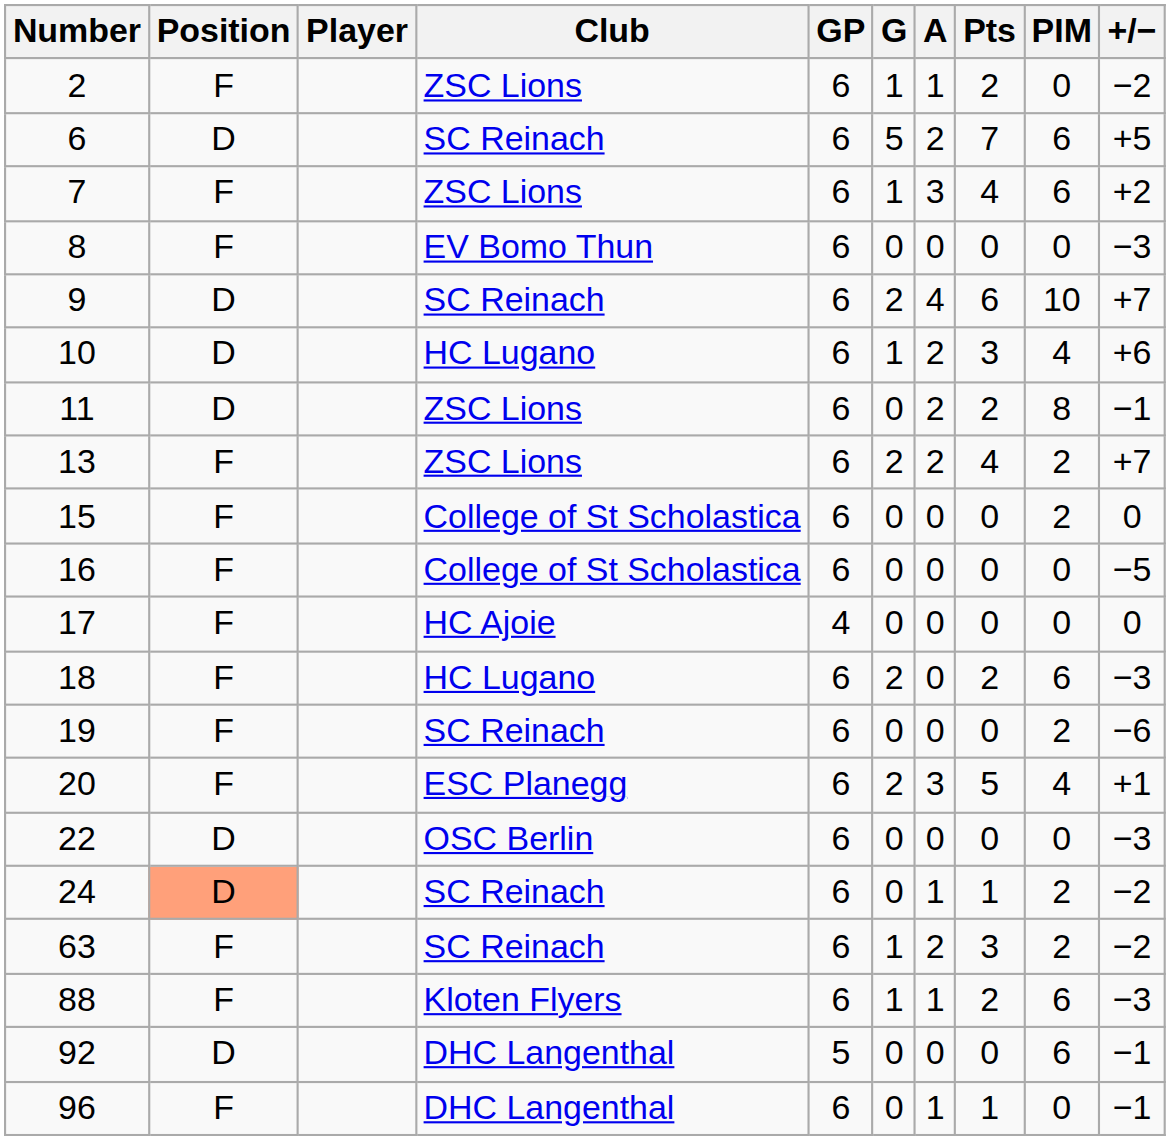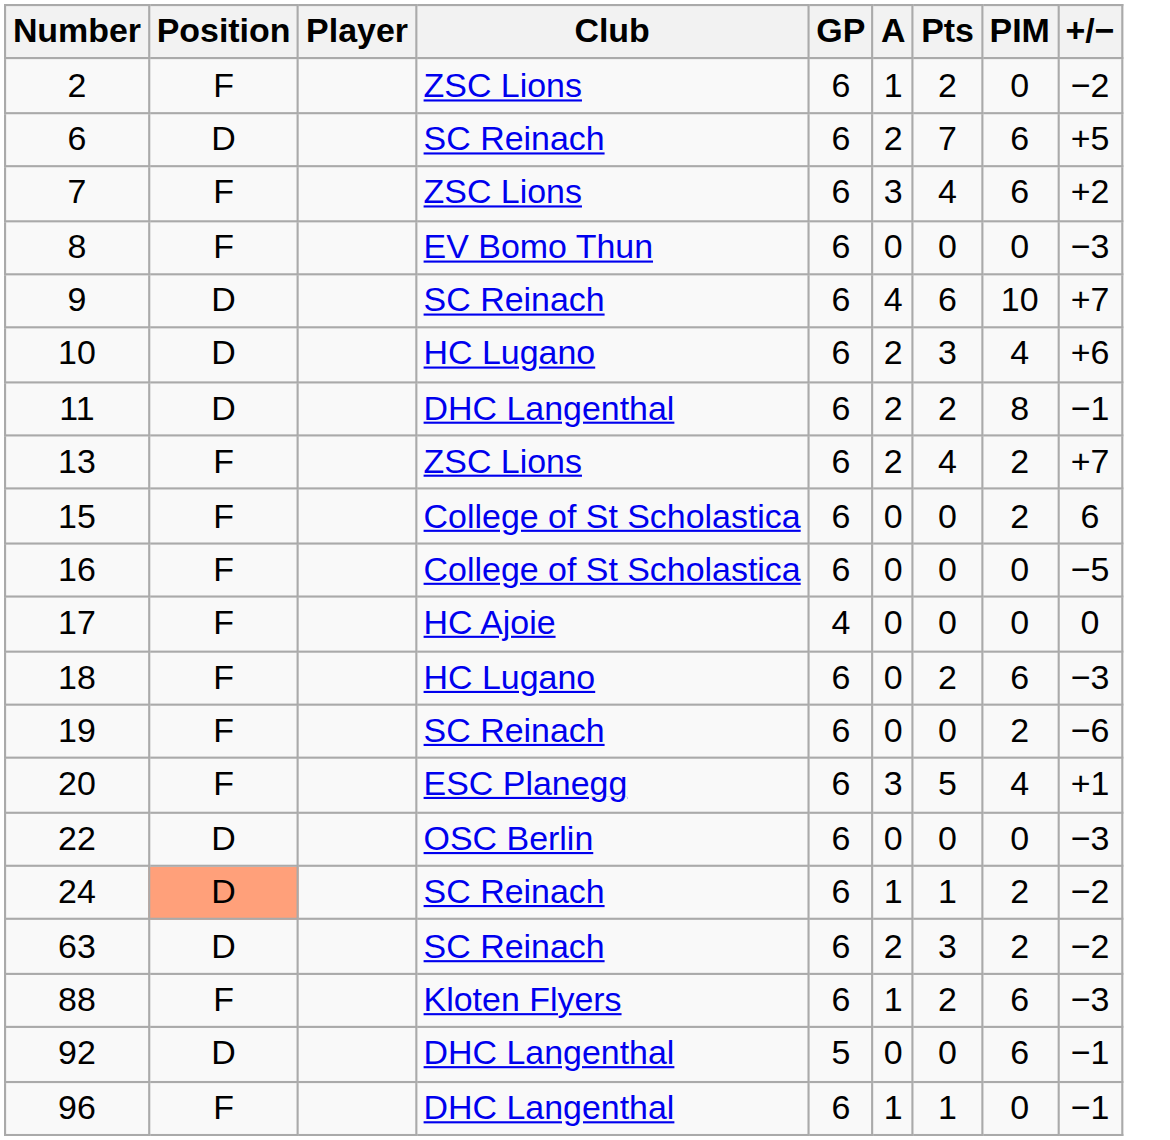- column: (894, 31)
(503, 407) ZSC Lions -> (549, 407) DHC Langenthal
(1132, 515) 0 -> (1090, 515) 6
(224, 945) F -> (224, 945) D
